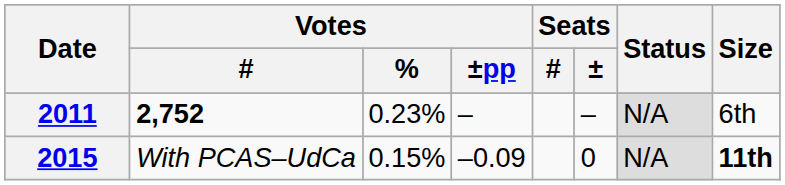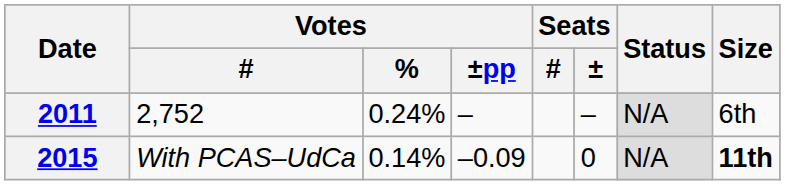(170, 113) bold -> (170, 113) normal
(407, 113) 0.23% -> (407, 113) 0.24%
(407, 157) 0.15% -> (407, 157) 0.14%
